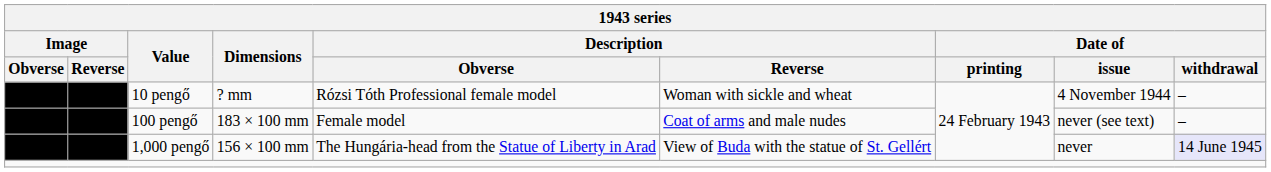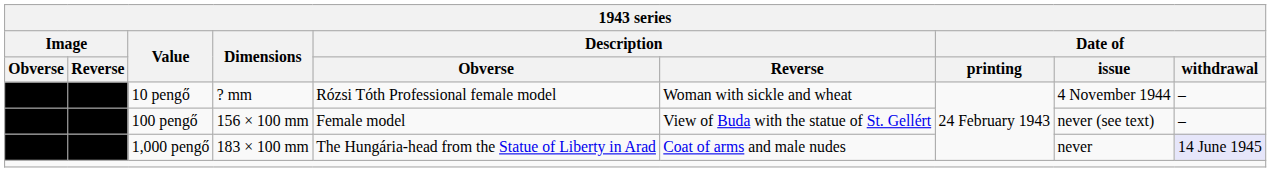(263, 121) 183 × 100 mm -> (263, 121) 156 × 100 mm
(755, 121) Coat of arms and male nudes -> (797, 121) View of Buda with the statue of St. Gellért
(263, 147) 156 × 100 mm -> (263, 147) 183 × 100 mm
(797, 147) View of Buda with the statue of St. Gellért -> (755, 147) Coat of arms and male nudes
